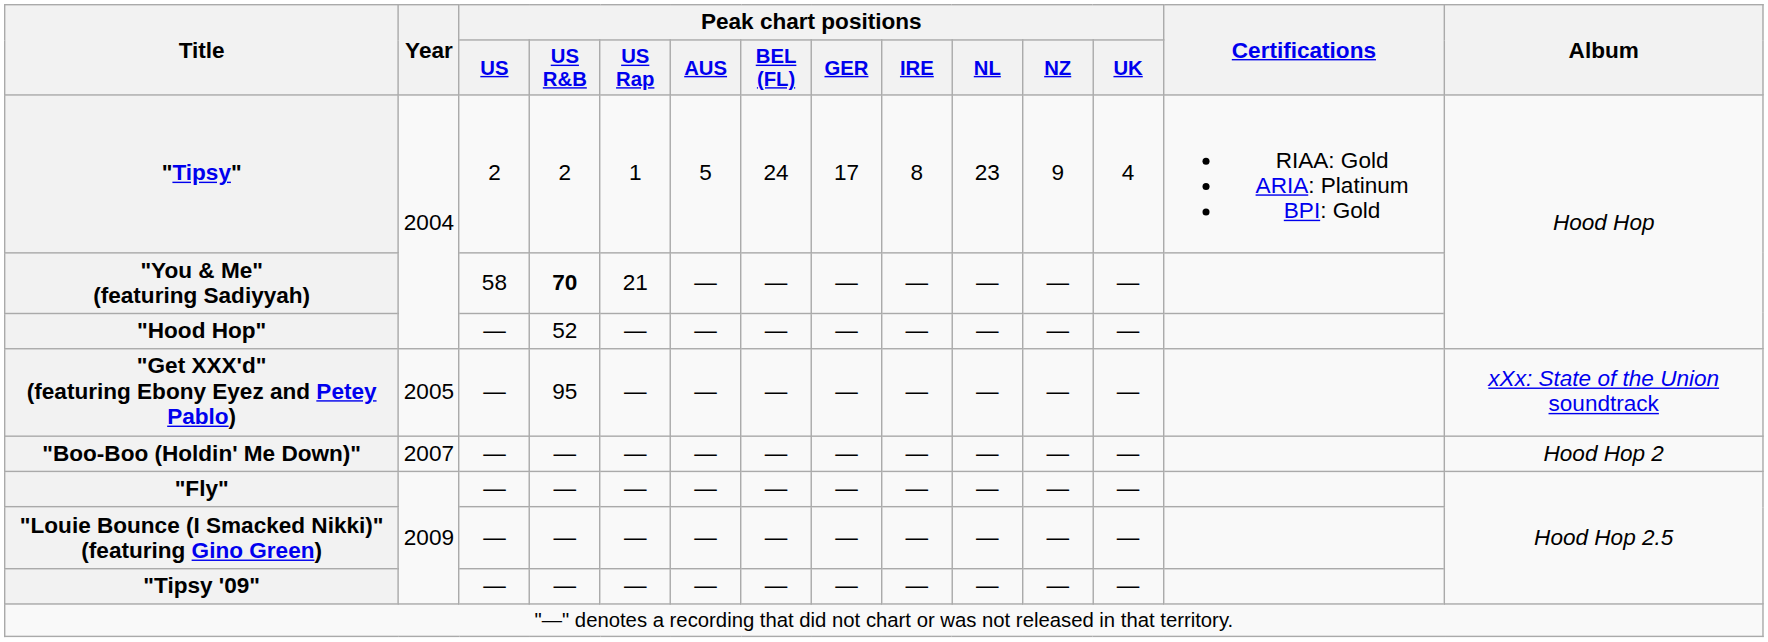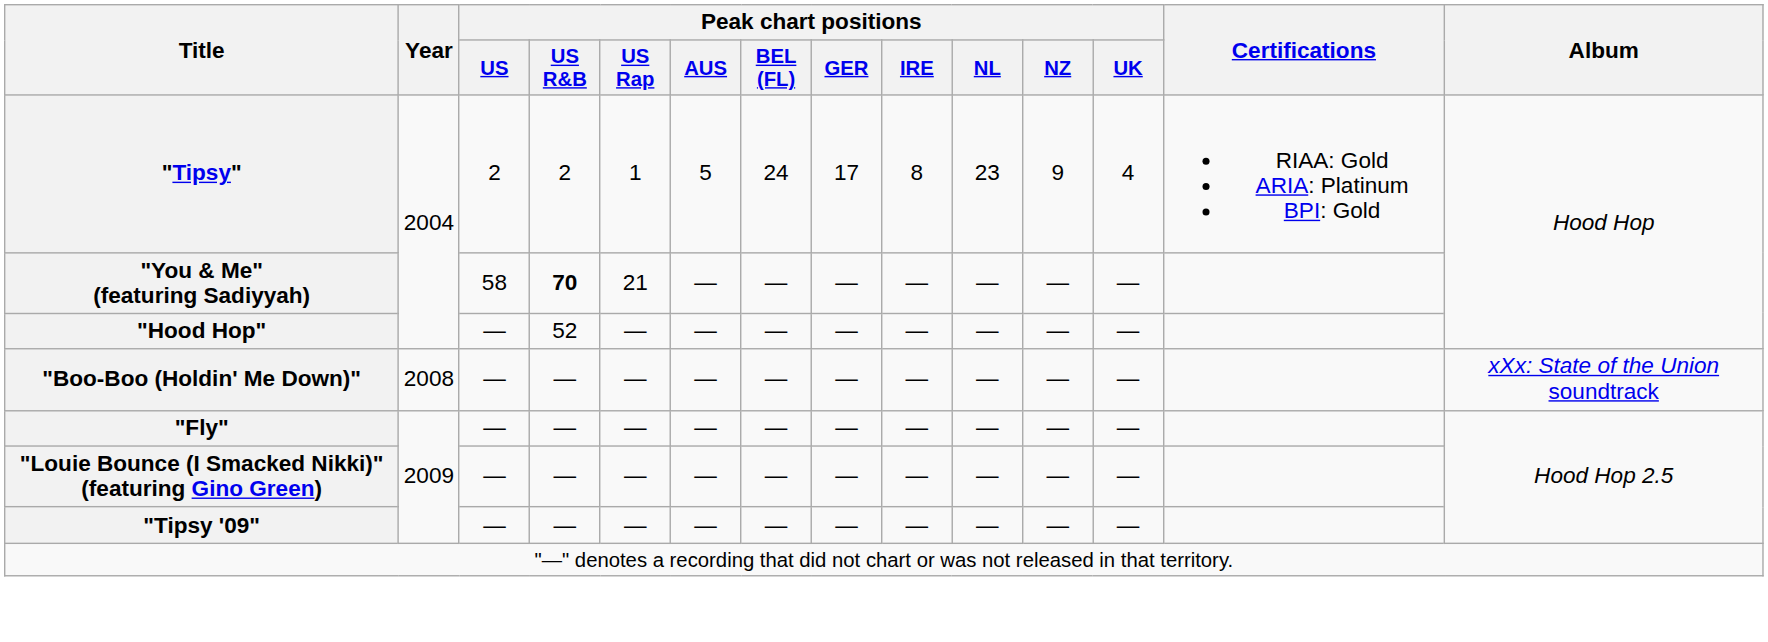- row: (202, 392)
(429, 453) 2007 -> (429, 379) 2008
(1604, 453) Hood Hop 2 -> (1604, 379) xXx: State of the Union soundtrack
